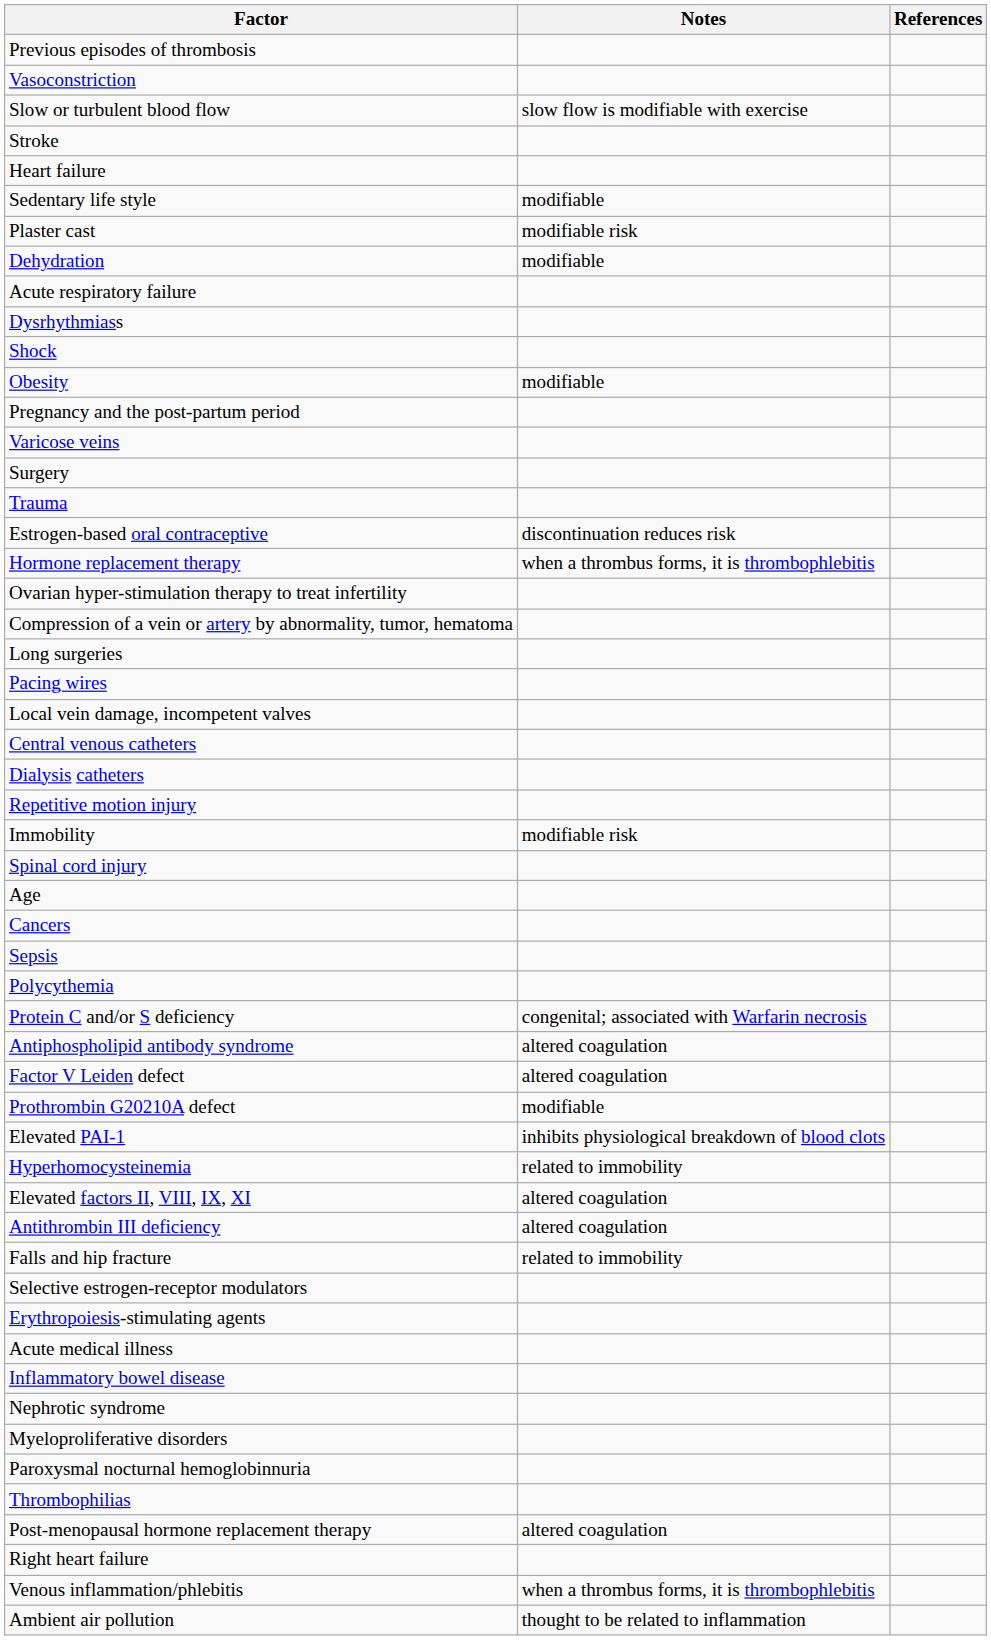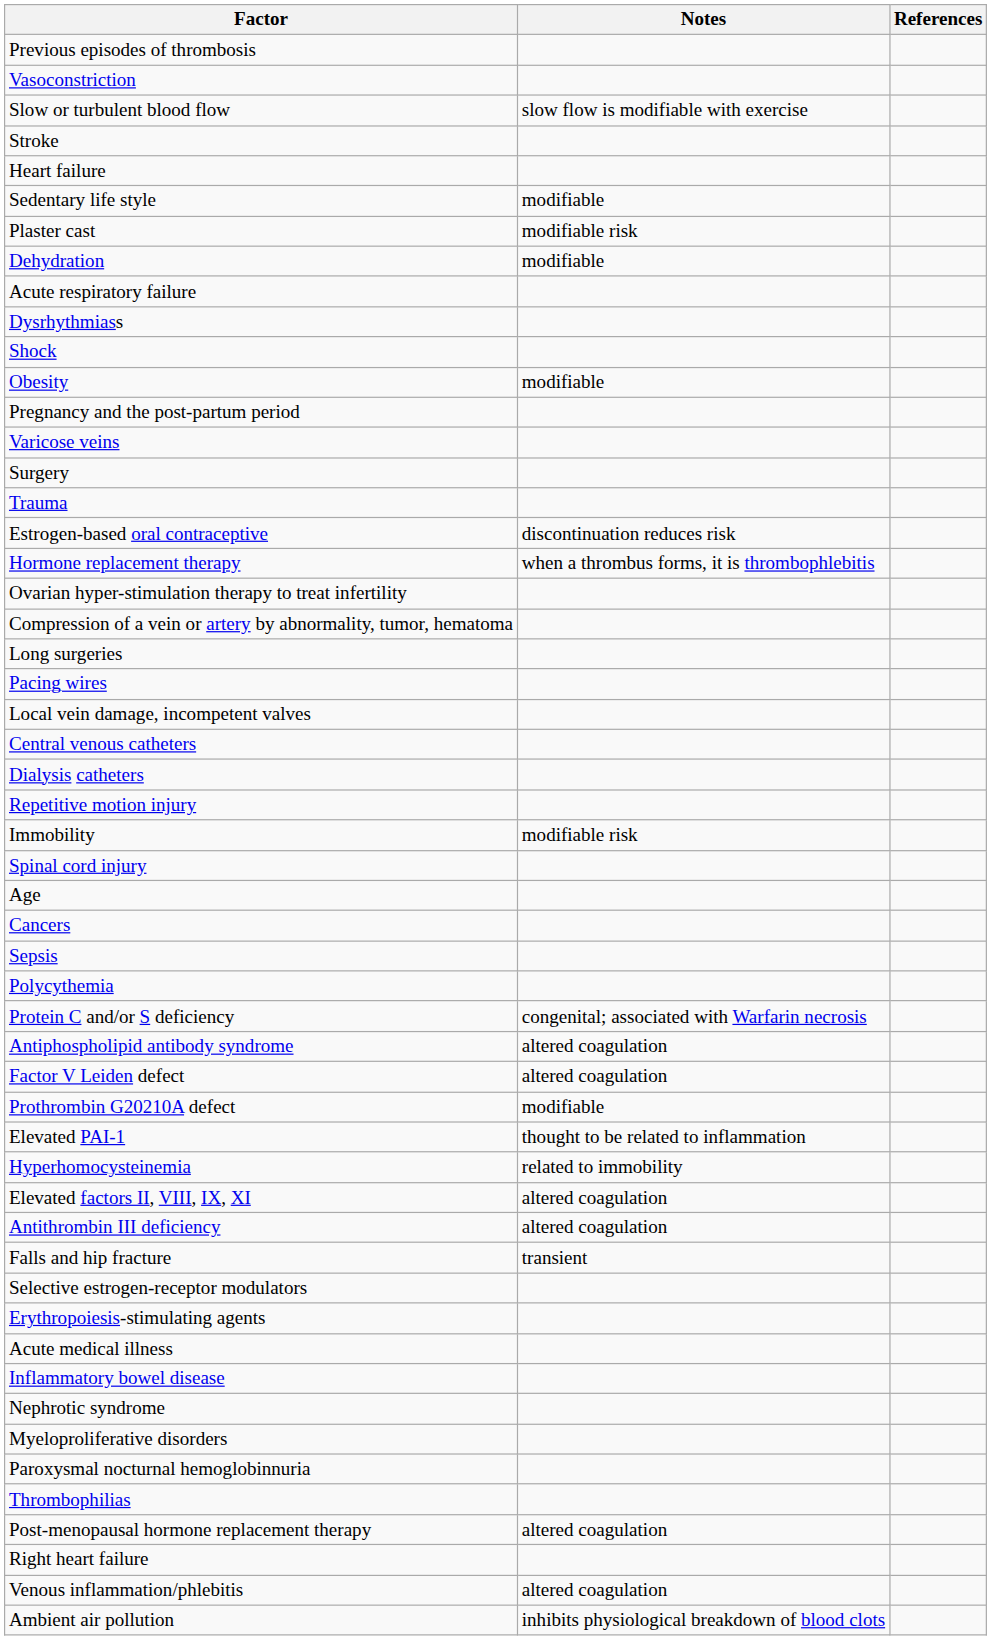(703, 1136) inhibits physiological breakdown of blood clots -> (664, 1136) thought to be related to inflammation
(602, 1257) related to immobility -> (555, 1257) transient
(698, 1589) when a thrombus forms, it is thrombophlebitis -> (594, 1589) altered coagulation
(664, 1619) thought to be related to inflammation -> (703, 1619) inhibits physiological breakdown of blood clots
